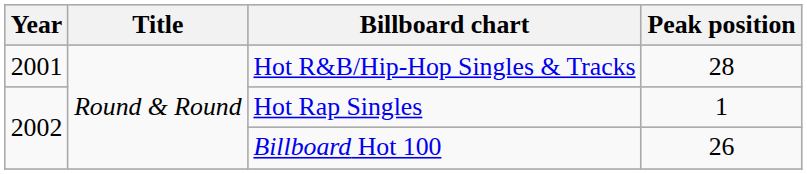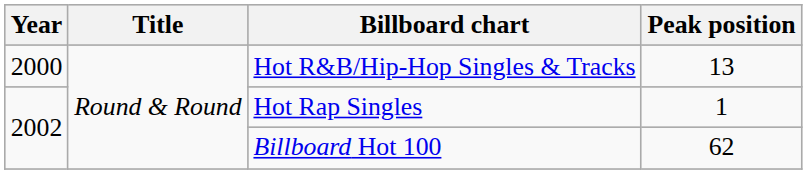(37, 65) 2001 -> (37, 65) 2000
(722, 65) 28 -> (722, 65) 13
(722, 147) 26 -> (722, 147) 62
